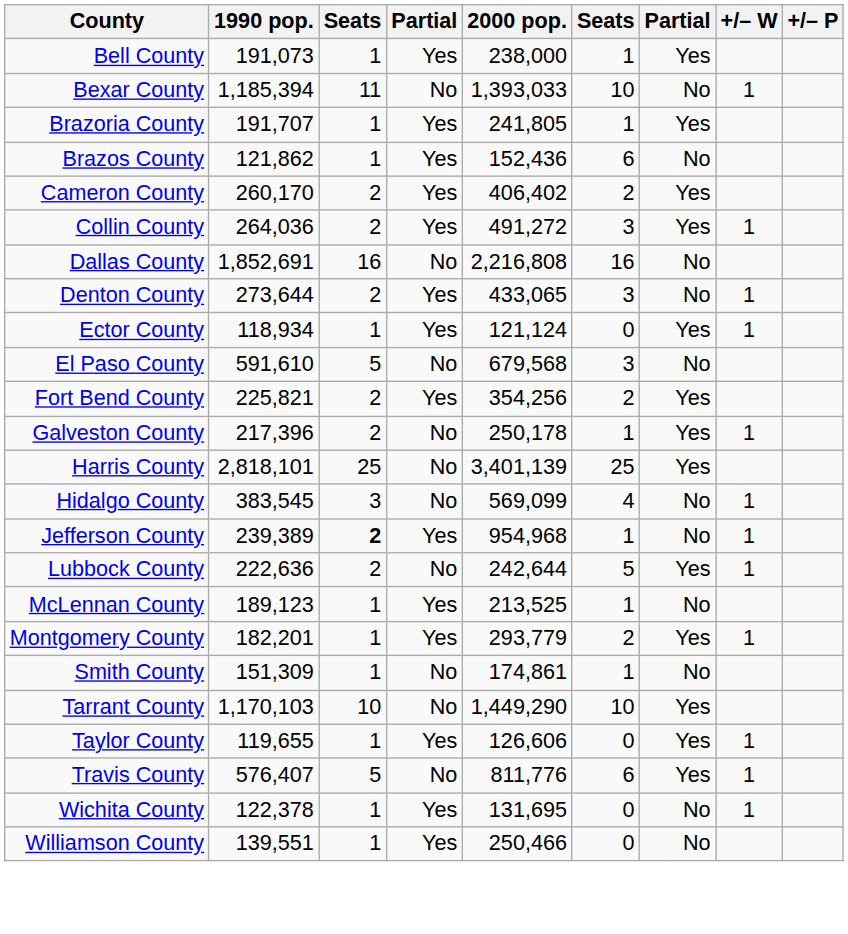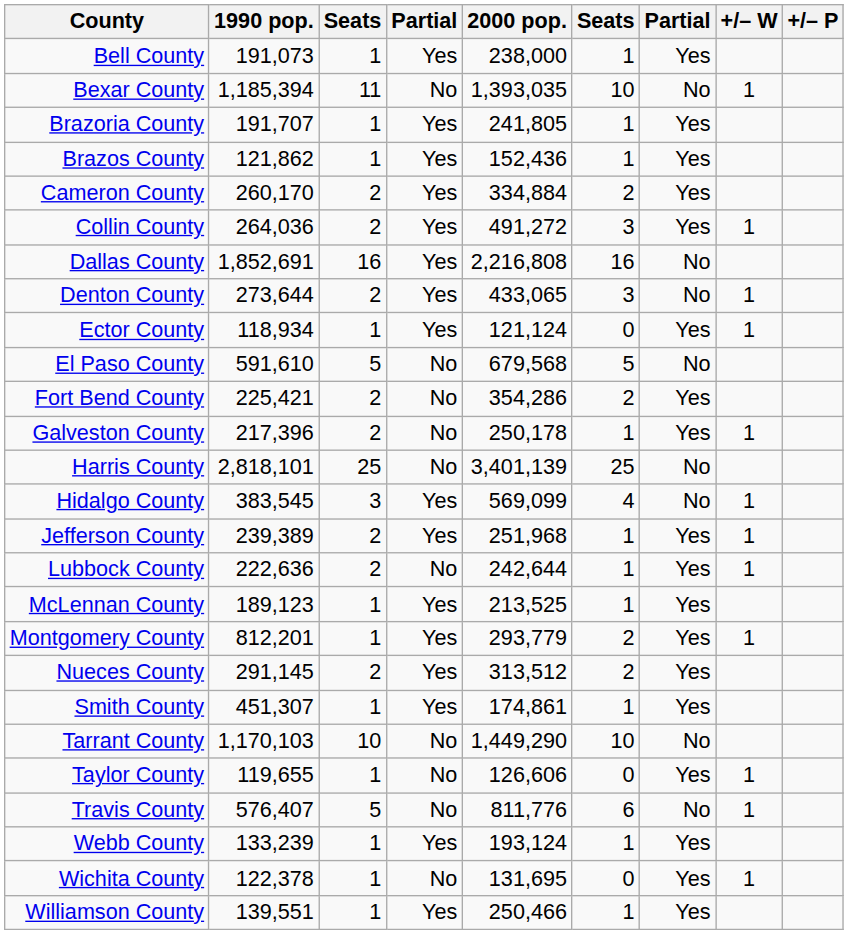(519, 90) 1,393,033 -> (519, 90) 1,393,035
(629, 158) 6 -> (629, 158) 1
(697, 158) No -> (693, 158) Yes
(528, 192) 406,402 -> (528, 192) 334,884
(444, 261) No -> (440, 261) Yes
(629, 364) 3 -> (629, 364) 5
(275, 398) 225,821 -> (275, 398) 225,421
(440, 398) Yes -> (444, 398) No
(528, 398) 354,256 -> (528, 398) 354,286
(693, 466) Yes -> (697, 466) No
(444, 501) No -> (440, 501) Yes
(375, 535) bold -> (375, 535) normal
(528, 535) 954,968 -> (528, 535) 251,968
(697, 535) No -> (693, 535) Yes
(629, 569) 5 -> (629, 569) 1
(697, 603) No -> (693, 603) Yes
(275, 638) 182,201 -> (275, 638) 812,201
+ row: (130, 672)
(275, 672) 151,309 -> (275, 706) 451,307
(444, 672) No -> (440, 706) Yes
(697, 672) No -> (693, 706) Yes
(693, 706) Yes -> (697, 741) No
(440, 741) Yes -> (444, 775) No
(693, 775) Yes -> (697, 809) No
+ row: (139, 843)
(440, 809) Yes -> (444, 878) No
(697, 809) No -> (693, 878) Yes
(629, 843) 0 -> (629, 912) 1
(697, 843) No -> (693, 912) Yes
